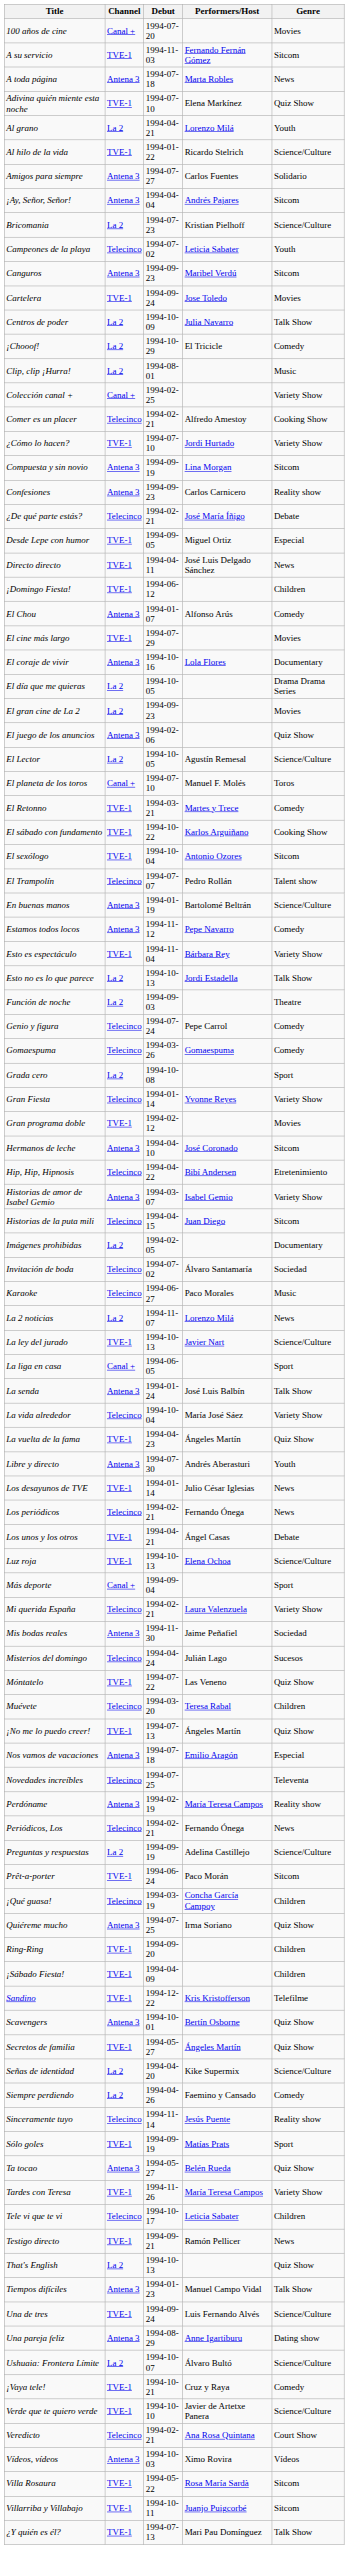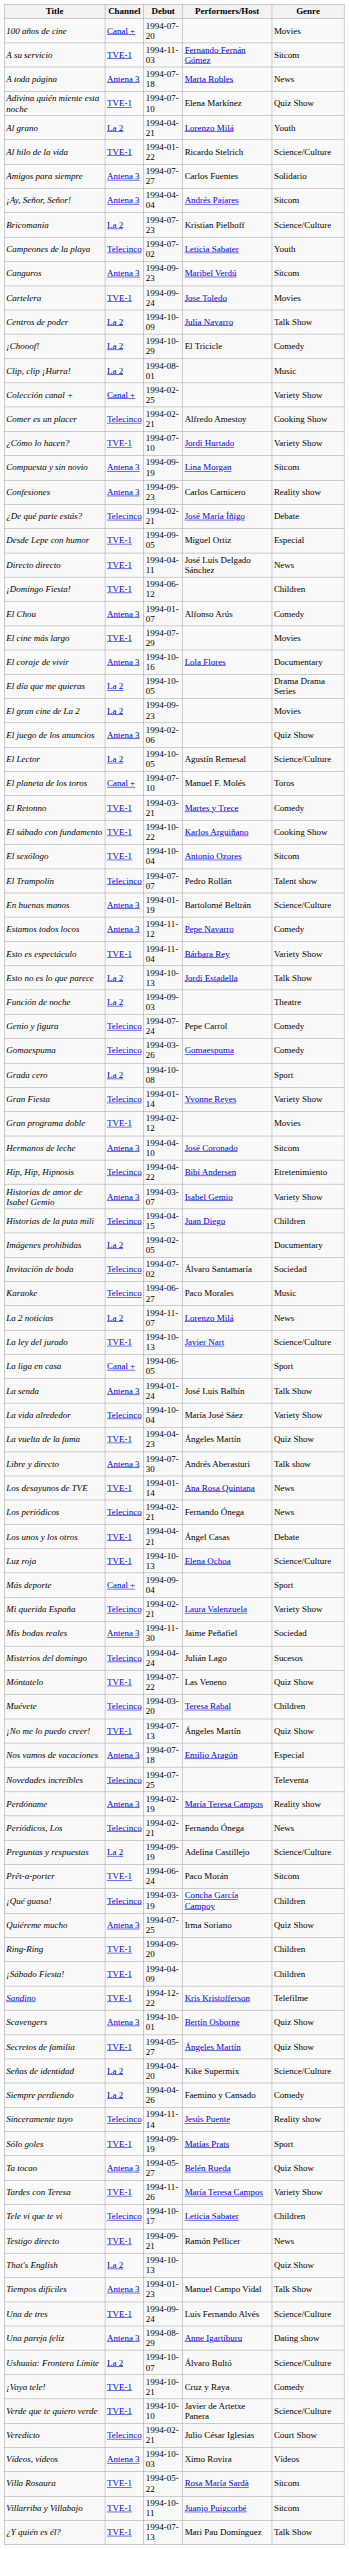(287, 1221) Sitcom -> (290, 1221) Children
(285, 1463) Youth -> (292, 1463) Talk show
(219, 1488) Julio César Iglesias -> (220, 1488) Ana Rosa Quintana
(220, 2435) Ana Rosa Quintana -> (219, 2435) Julio César Iglesias
